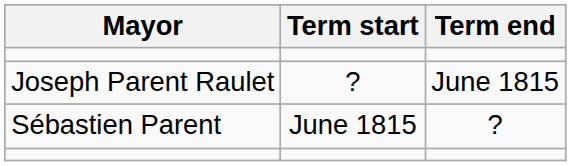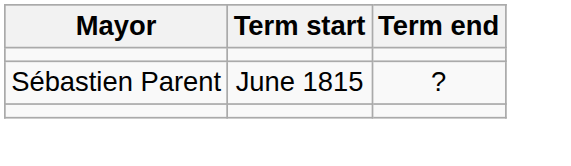- row: (143, 82)
